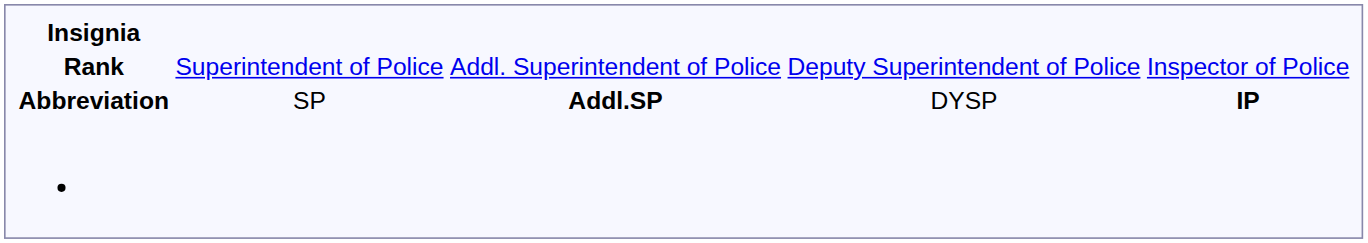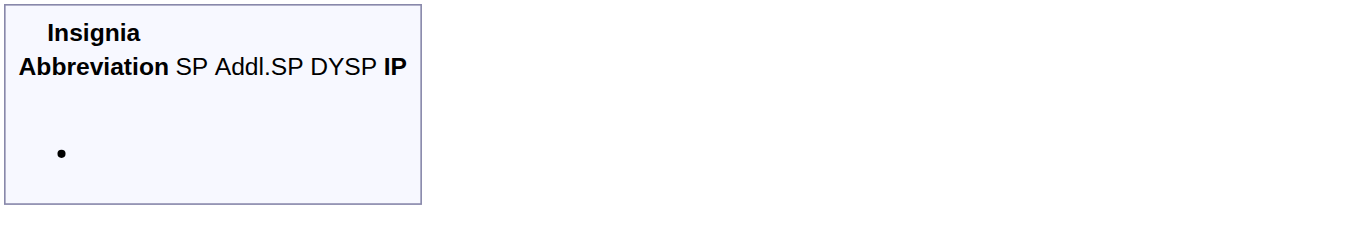- row: (94, 66)
(616, 100) bold -> (259, 66) normal
